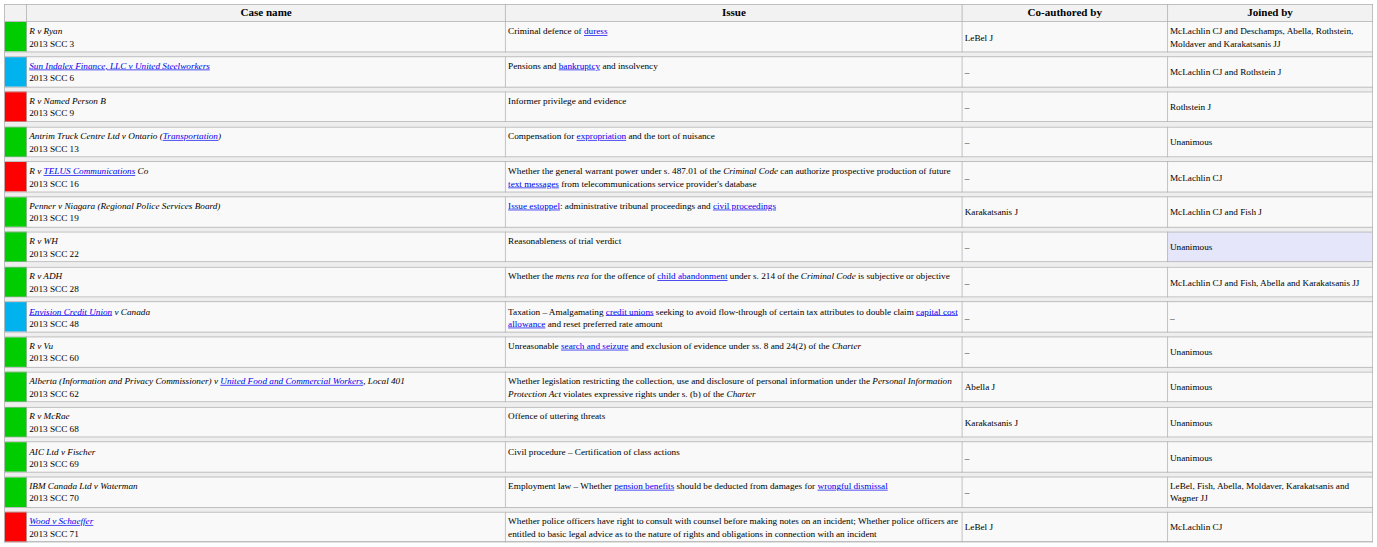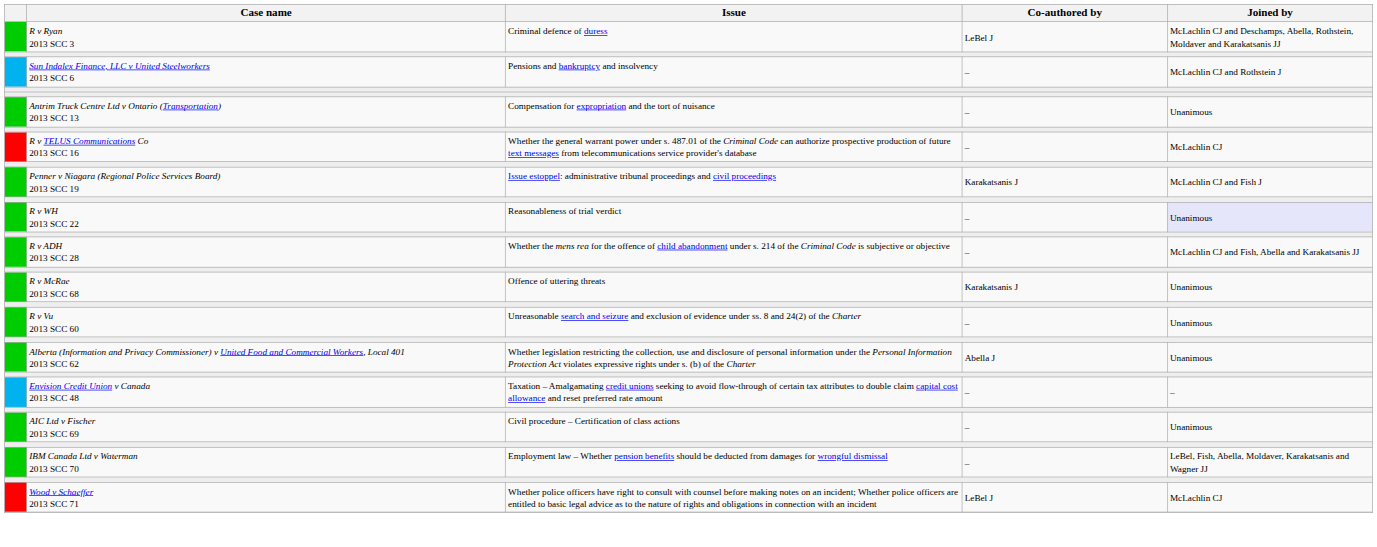- row: (68, 107)
rows swapped: (90, 317) <-> (54, 422)
